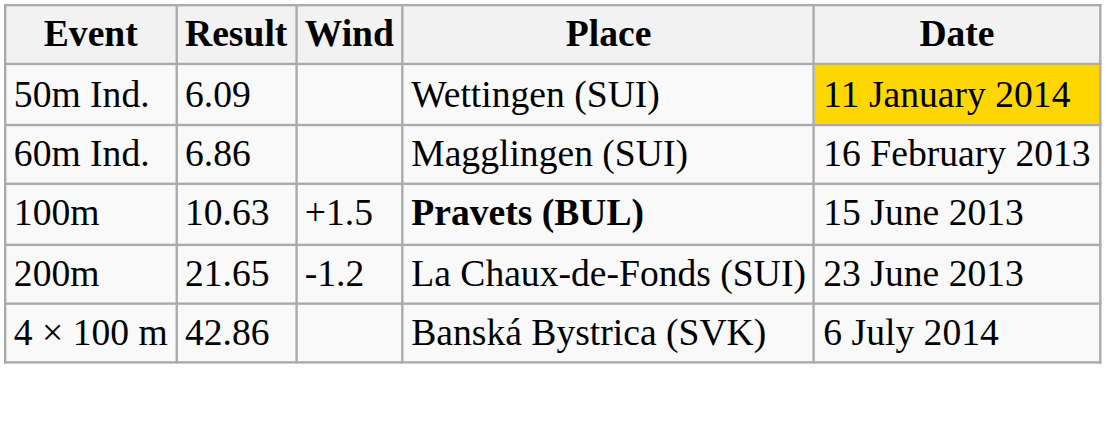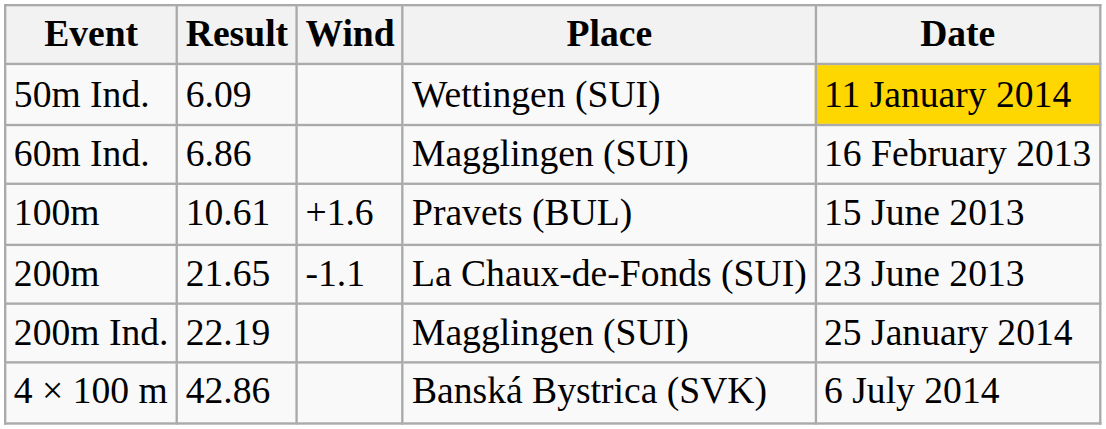(227, 213) 10.63 -> (228, 213) 10.61
(339, 213) +1.5 -> (340, 213) +1.6
(528, 213) bold -> (522, 213) normal
(334, 272) -1.2 -> (335, 272) -1.1
+ row: (91, 332)
